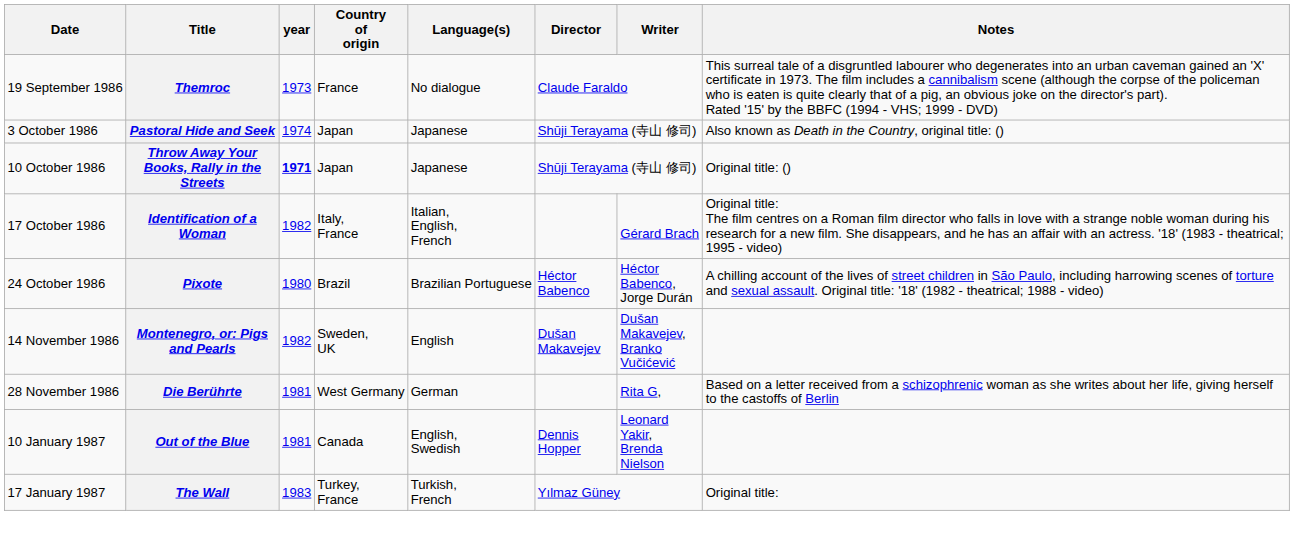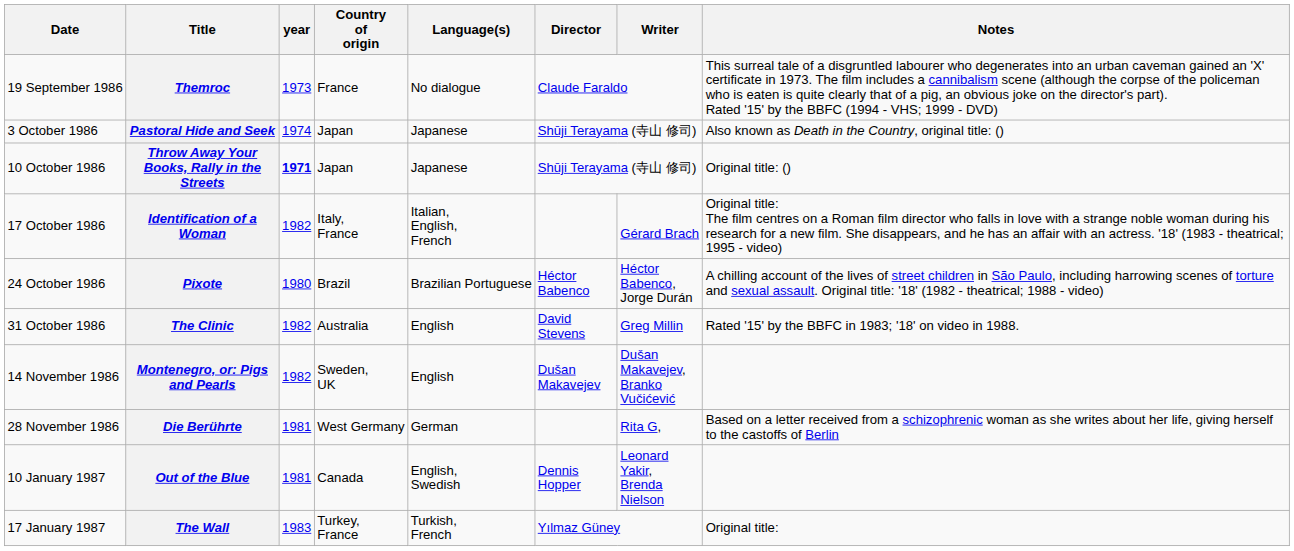+ row: (202, 326)
